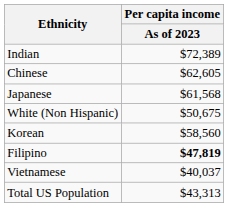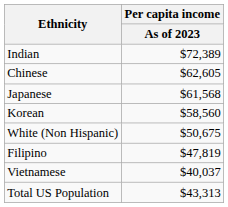rows swapped: (26, 133) <-> (63, 113)
(200, 152) bold -> (200, 152) normal
